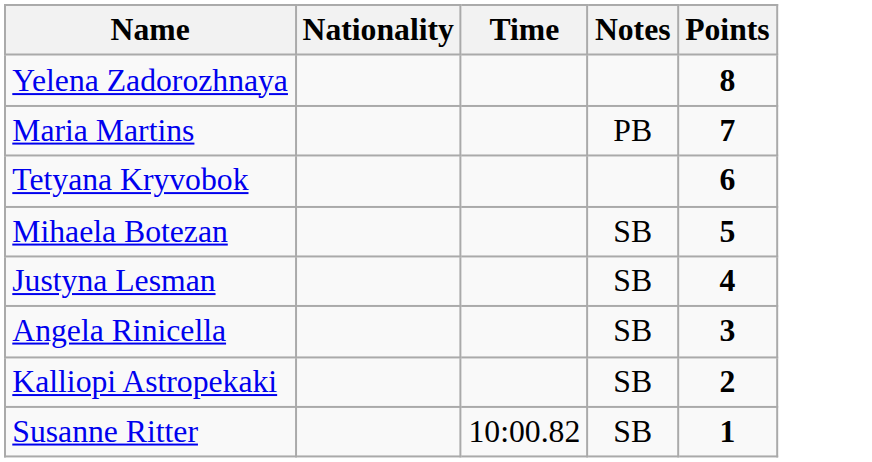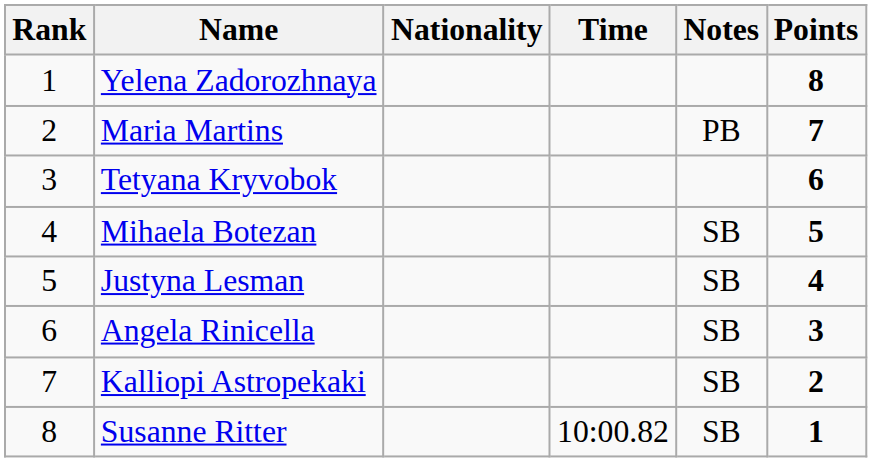+ column: (49, 29)
